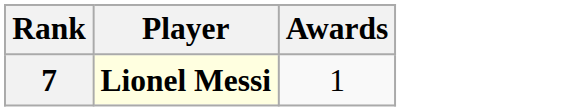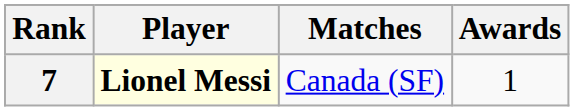+ column: (365, 29)
